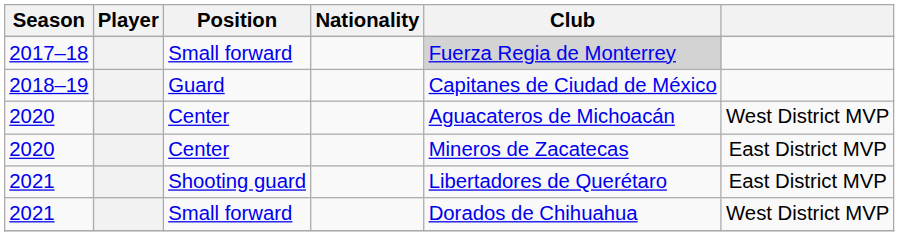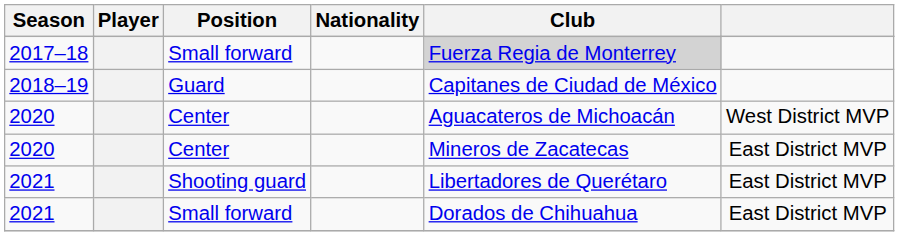(808, 213) West District MVP -> (808, 213) East District MVP
